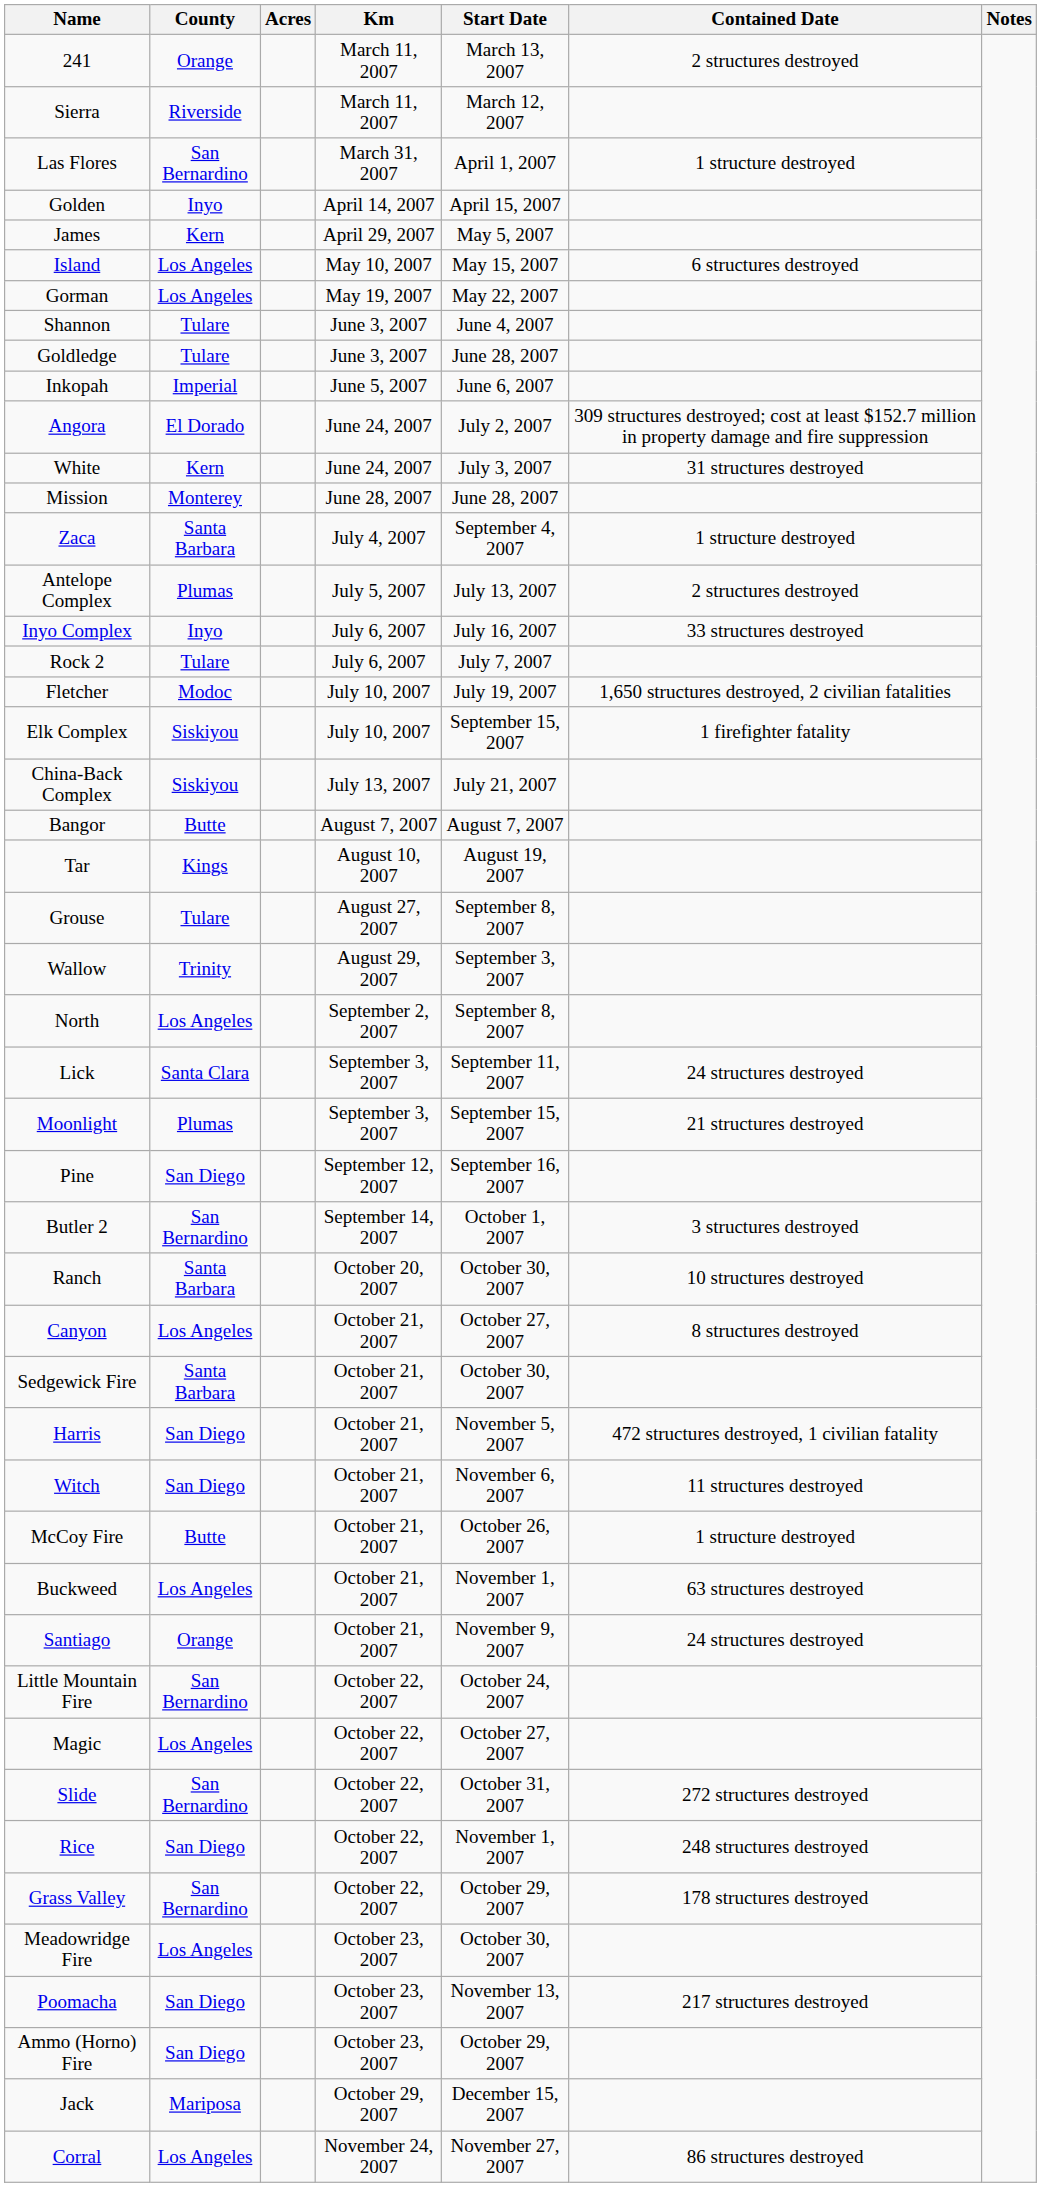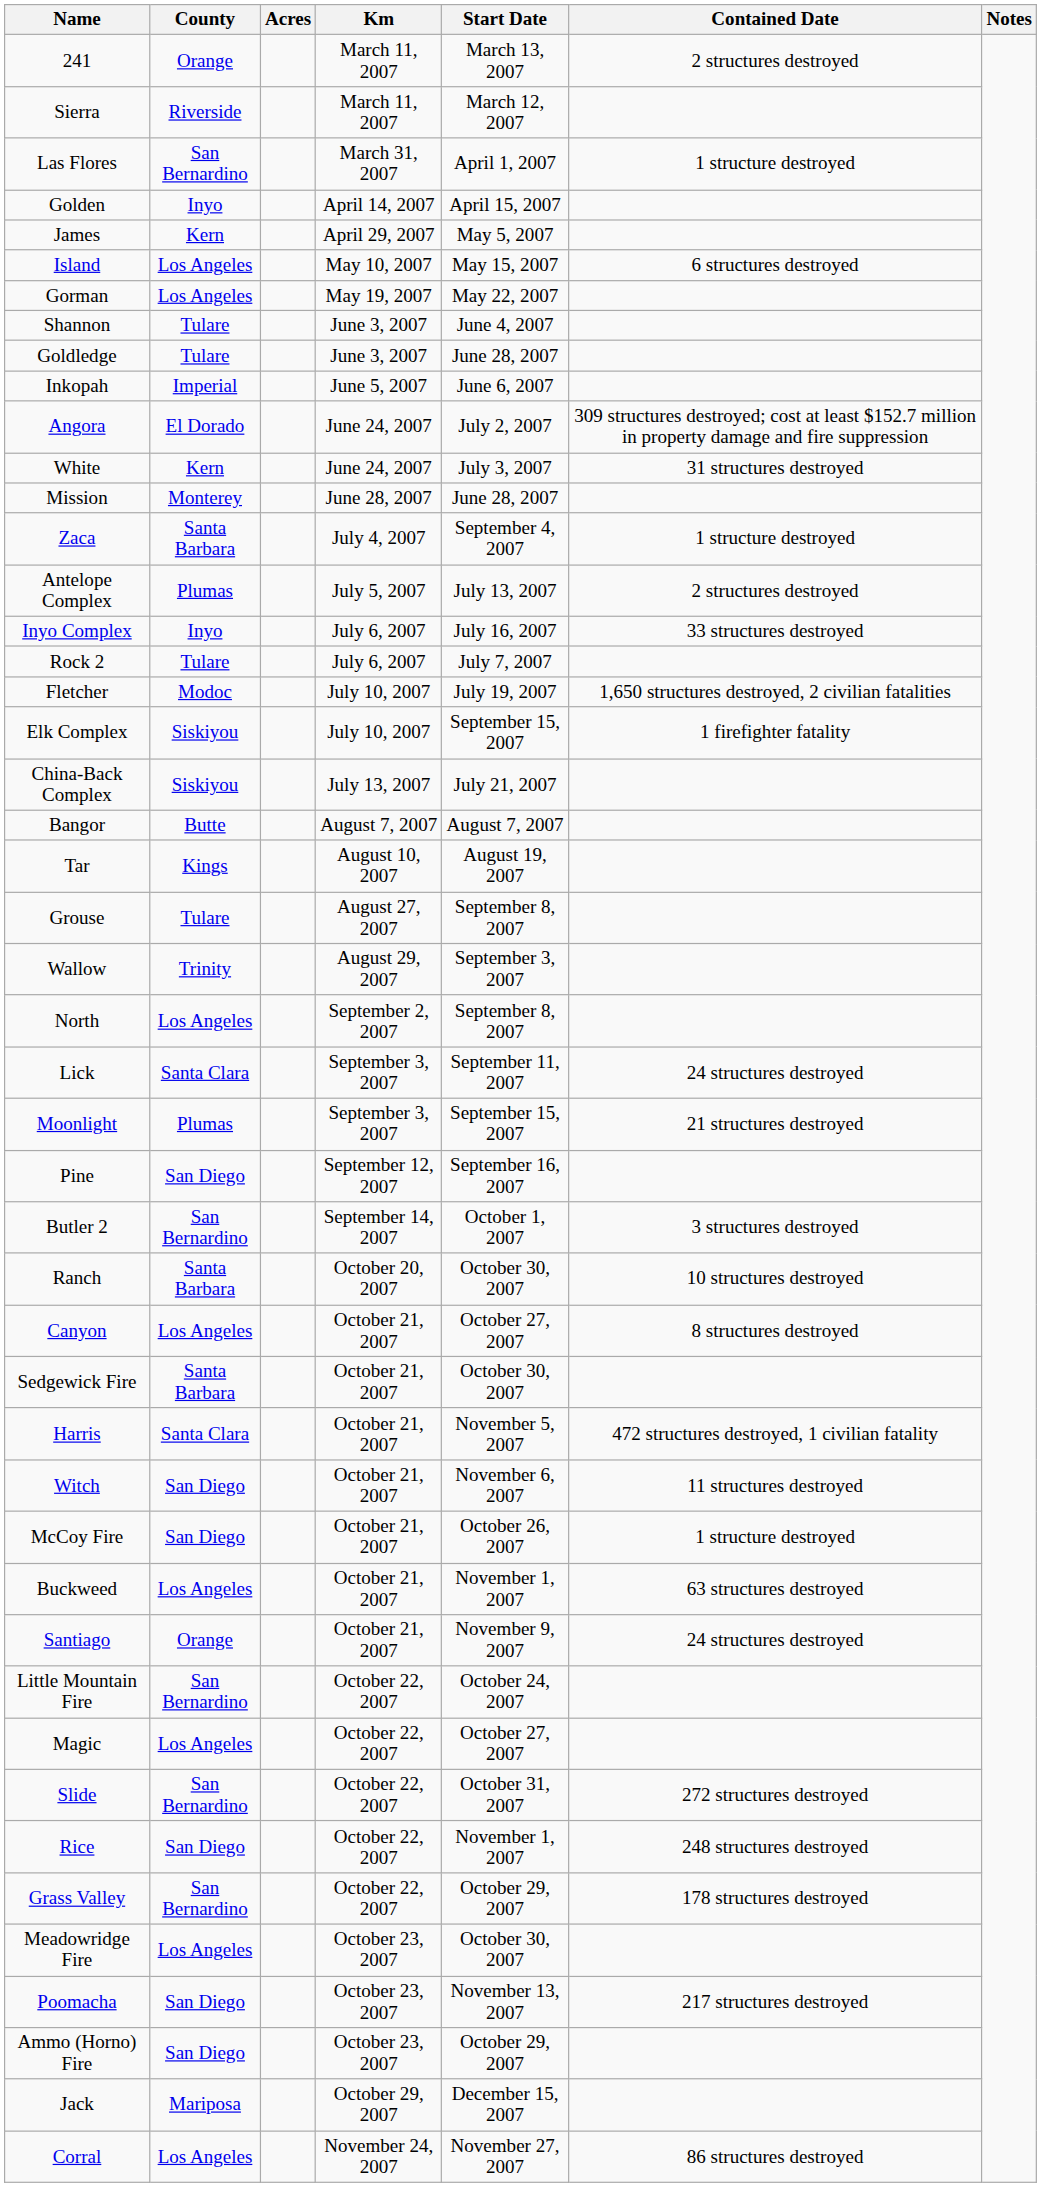(205, 1433) San Diego -> (205, 1433) Santa Clara
(205, 1536) Butte -> (205, 1536) San Diego
